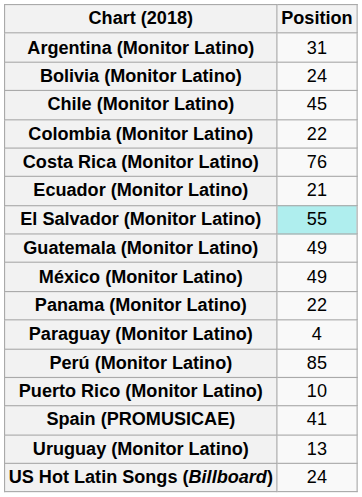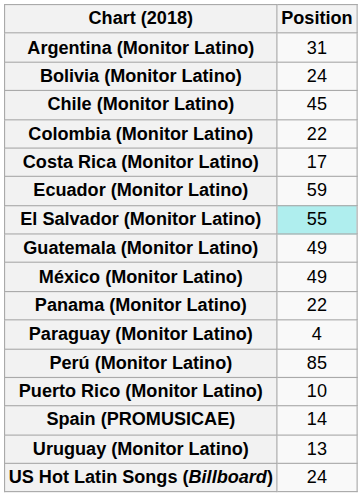(317, 162) 76 -> (317, 162) 17
(317, 190) 21 -> (317, 190) 59
(317, 420) 41 -> (317, 420) 14
